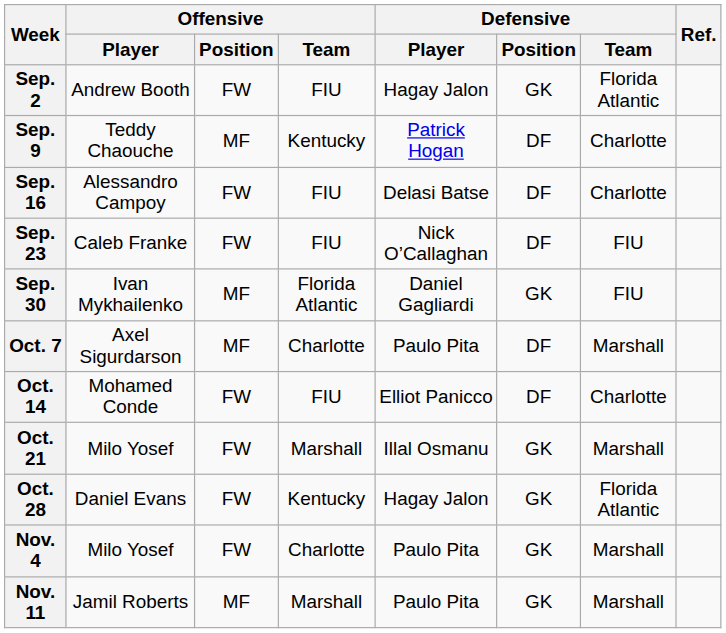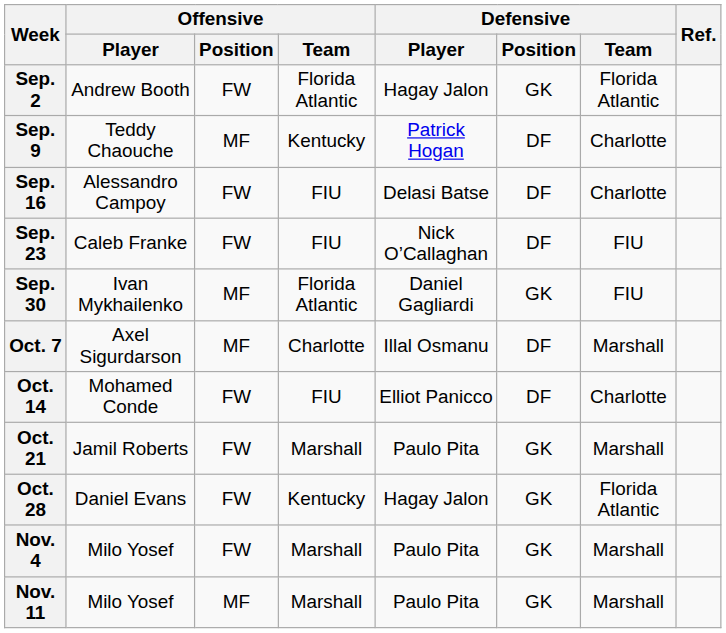(326, 89) FIU -> (326, 89) Florida Atlantic
(436, 345) Paulo Pita -> (436, 345) Illal Osmanu
(130, 448) Milo Yosef -> (130, 448) Jamil Roberts
(436, 448) Illal Osmanu -> (436, 448) Paulo Pita
(326, 550) Charlotte -> (326, 550) Marshall
(130, 601) Jamil Roberts -> (130, 601) Milo Yosef
